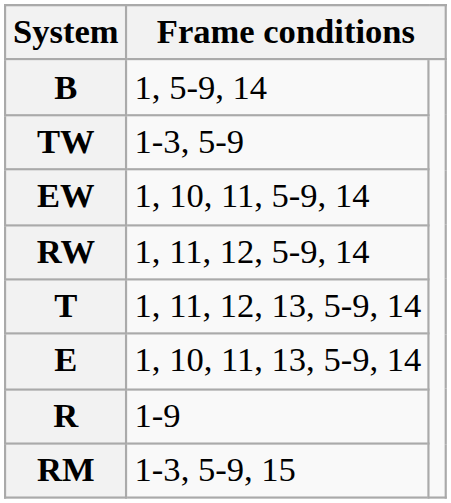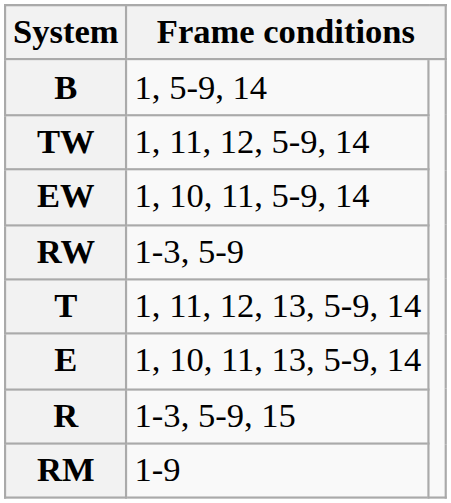(189, 141) 1-3, 5-9 -> (252, 141) 1, 11, 12, 5-9, 14
(252, 251) 1, 11, 12, 5-9, 14 -> (189, 251) 1-3, 5-9
(158, 415) 1-9 -> (215, 415) 1-3, 5-9, 15
(215, 470) 1-3, 5-9, 15 -> (158, 470) 1-9
